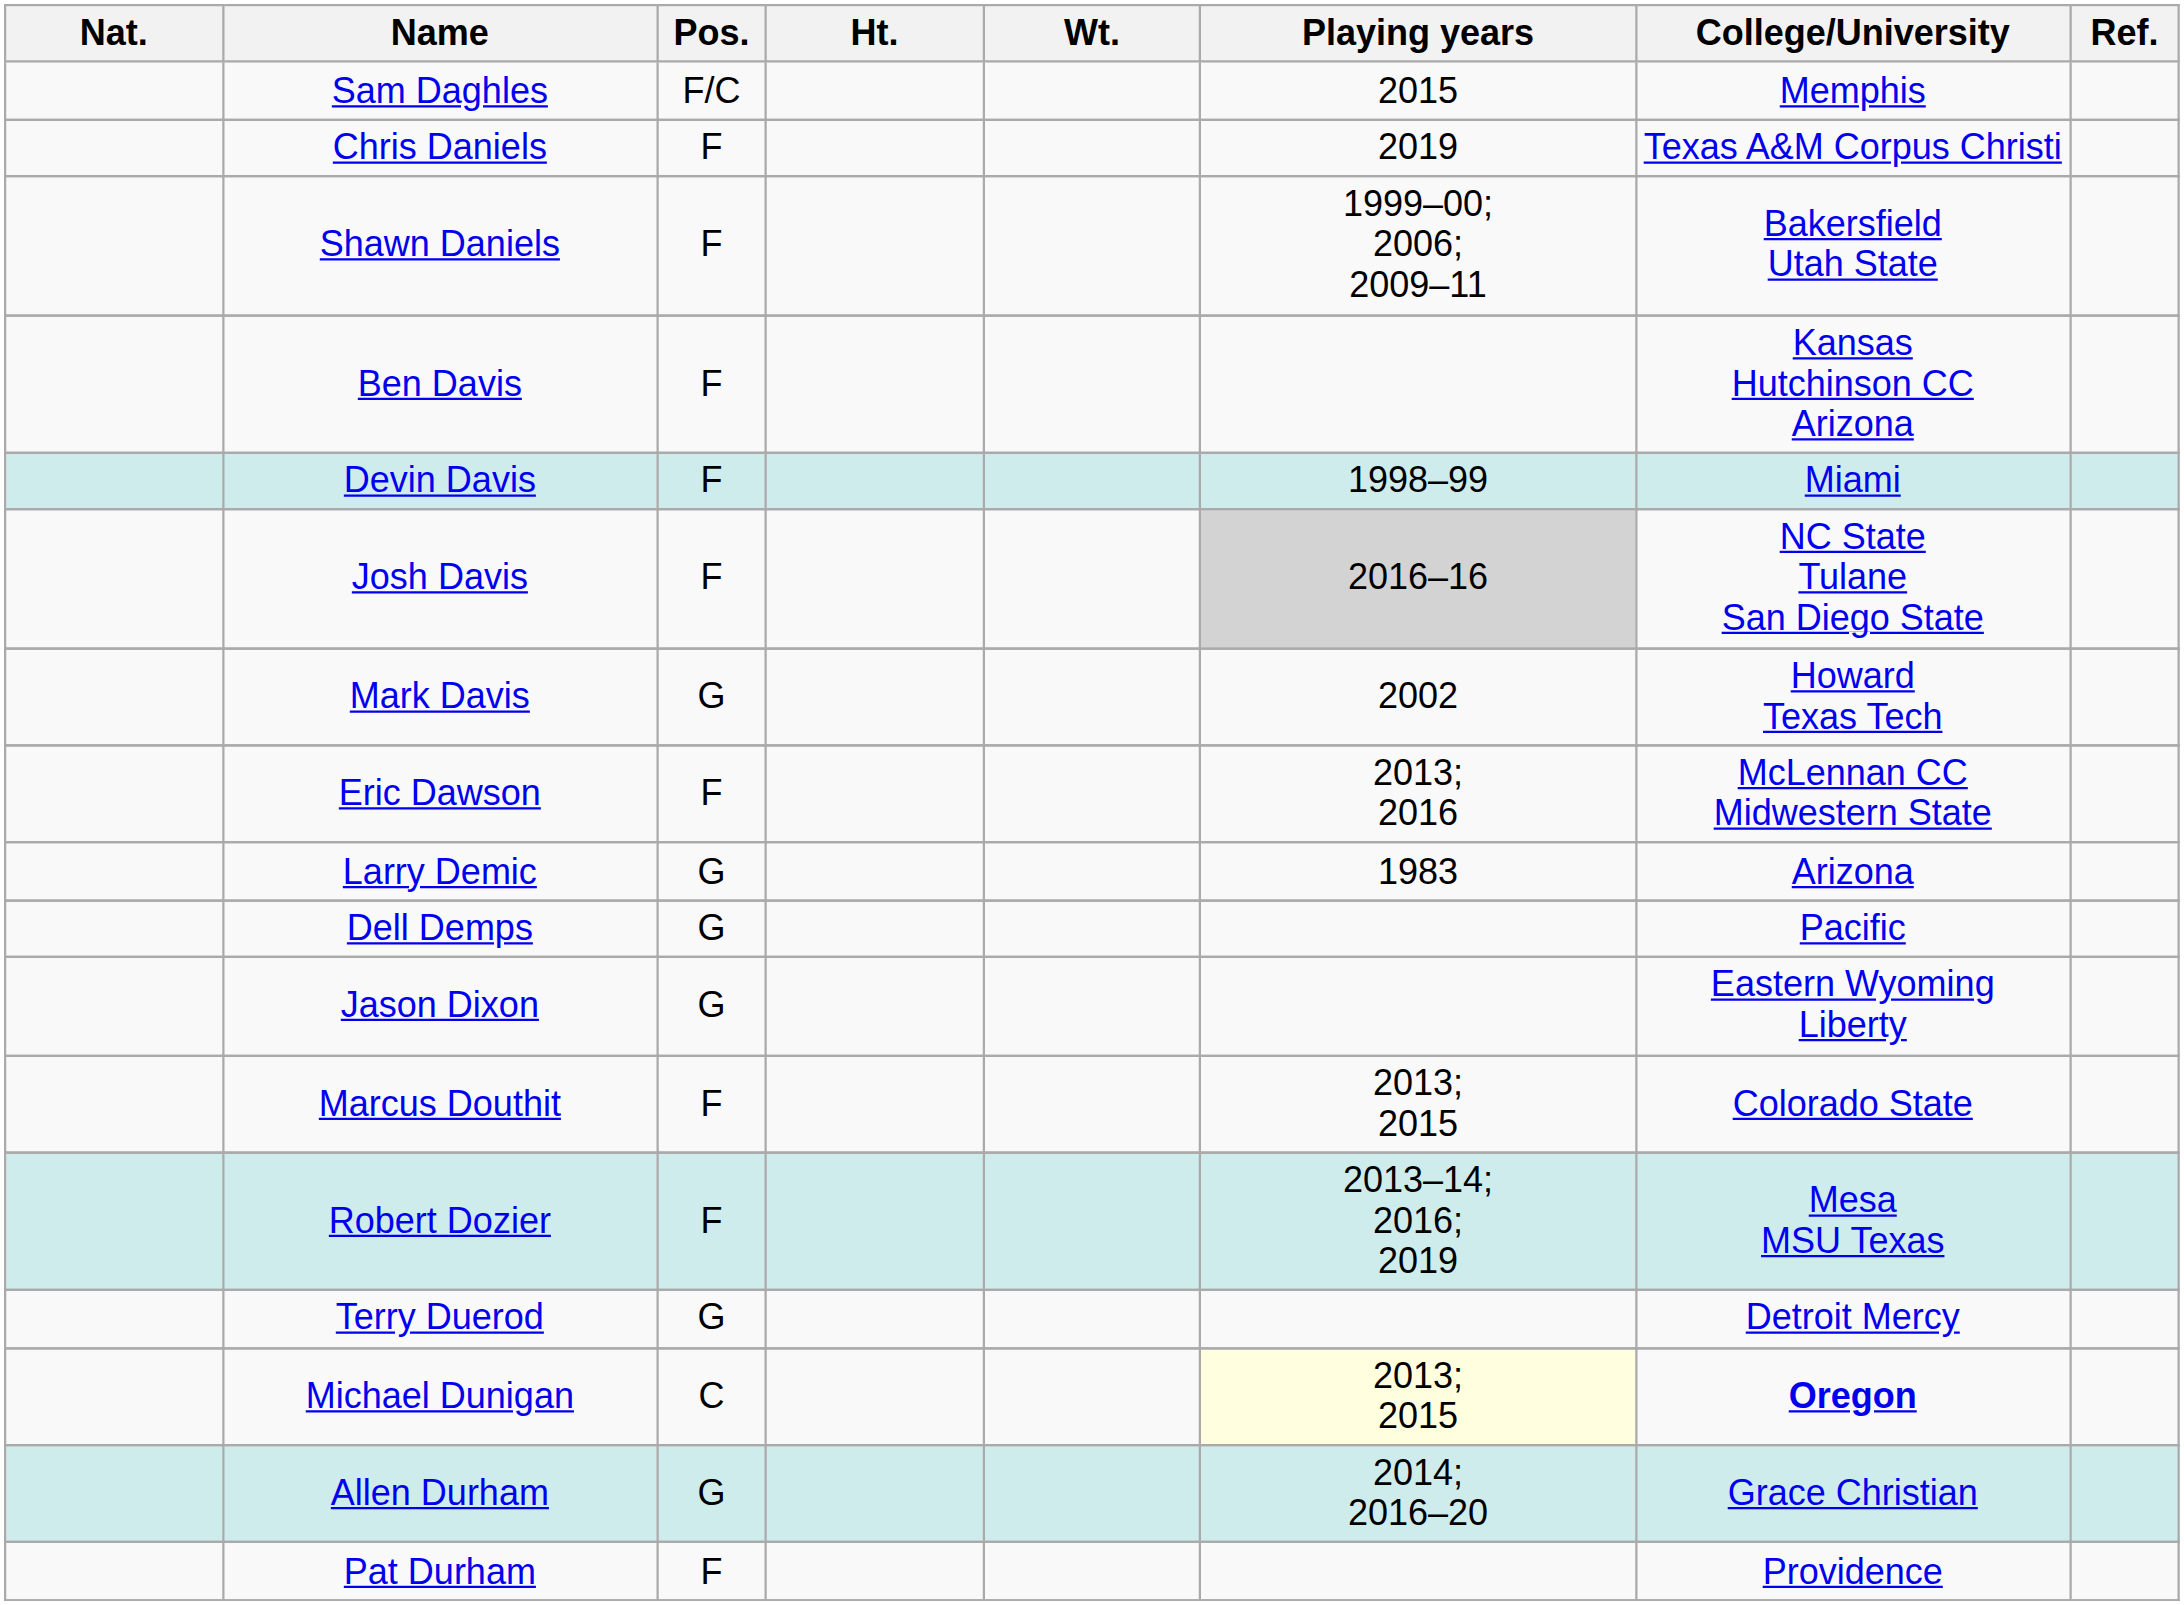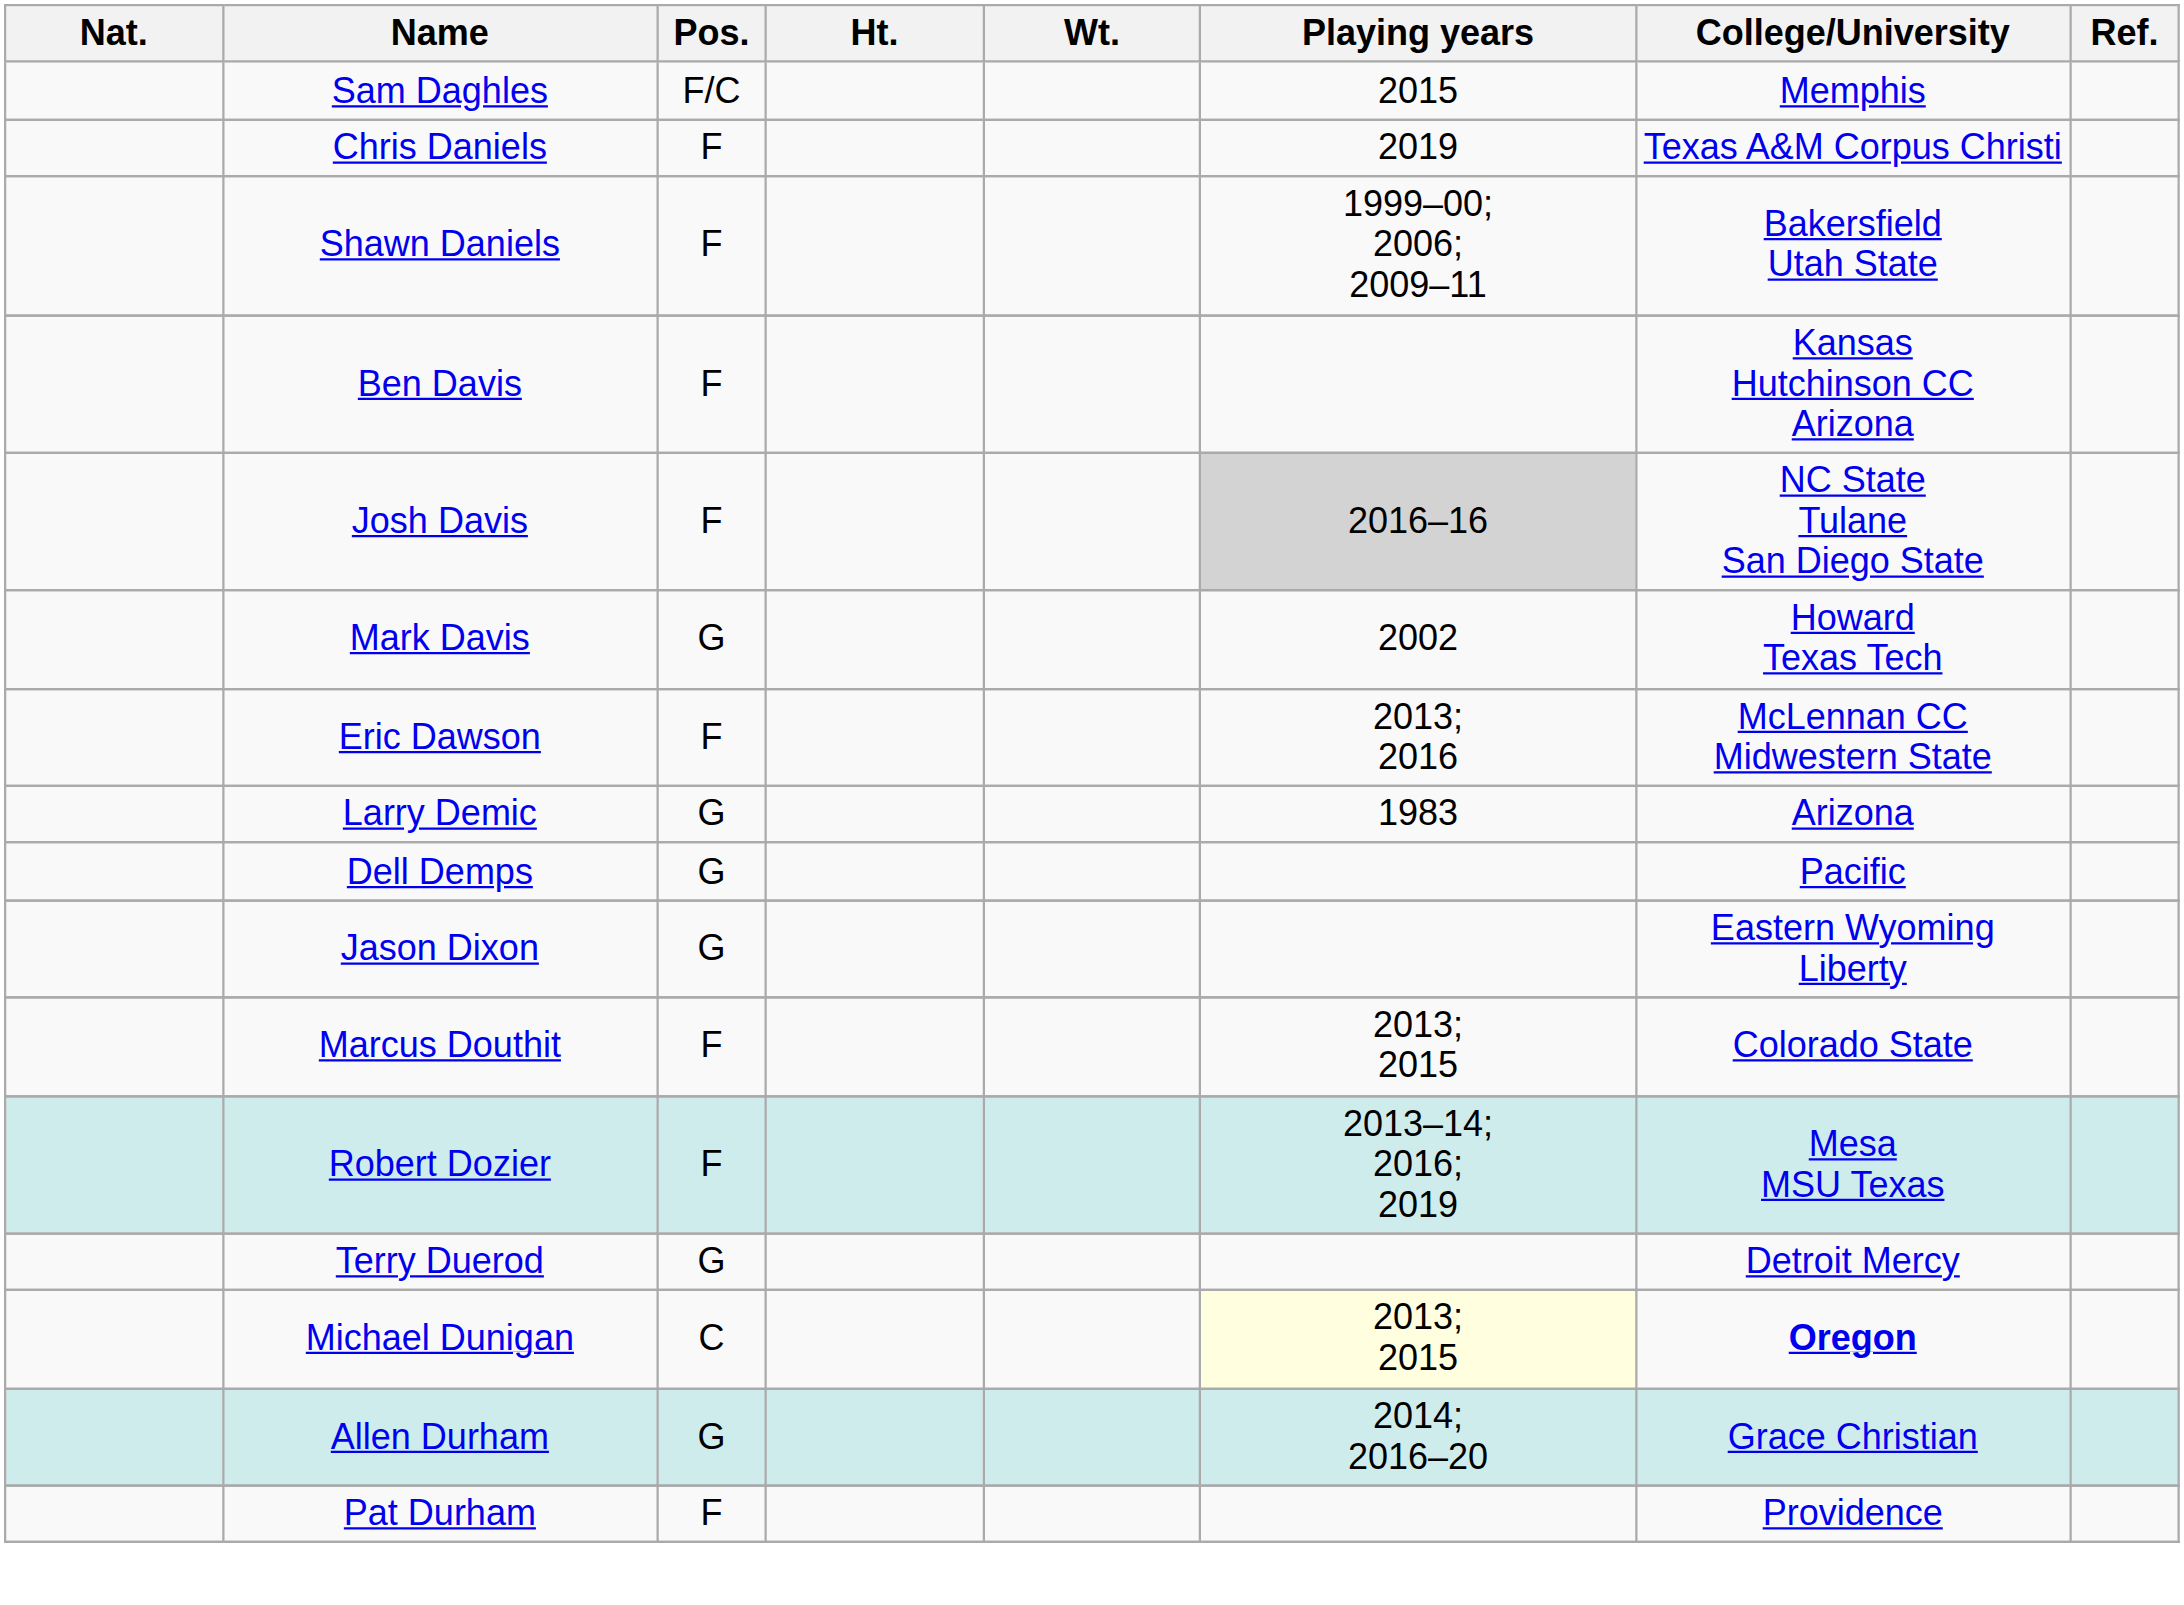- row: (440, 480)
